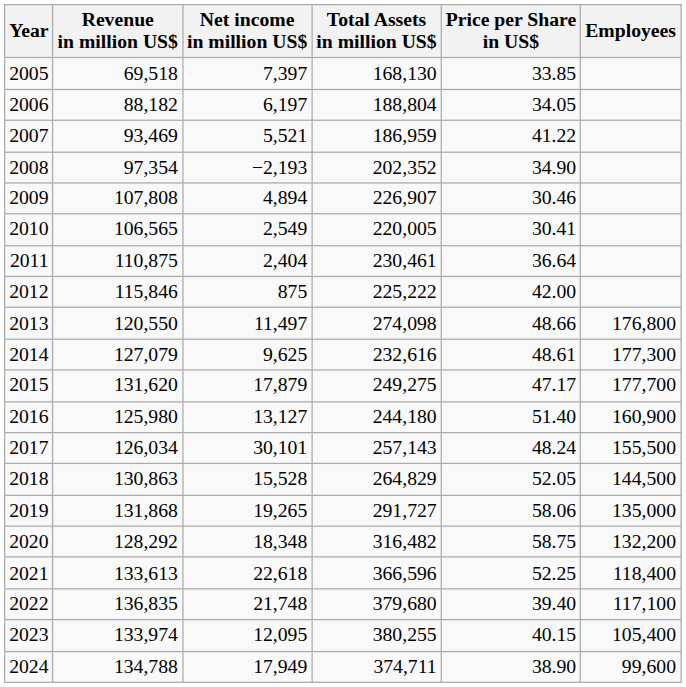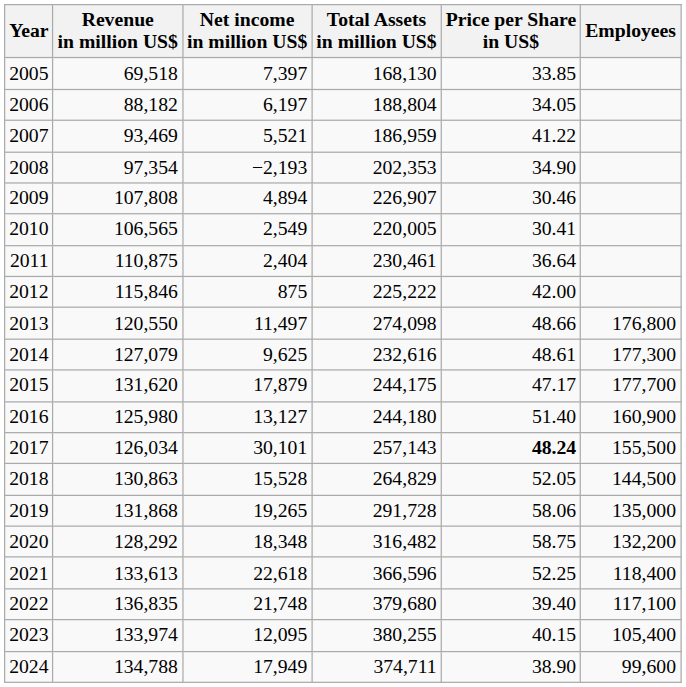(405, 167) 202,352 -> (405, 167) 202,353
(405, 385) 249,275 -> (405, 385) 244,175
(554, 447) normal -> (554, 447) bold
(405, 510) 291,727 -> (405, 510) 291,728
